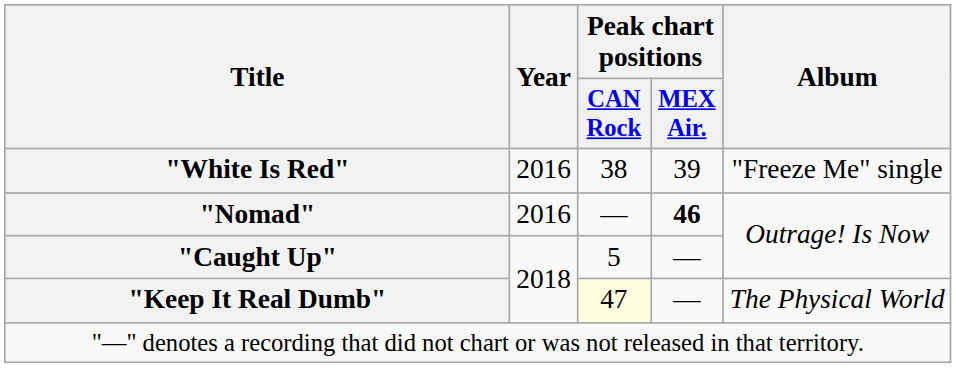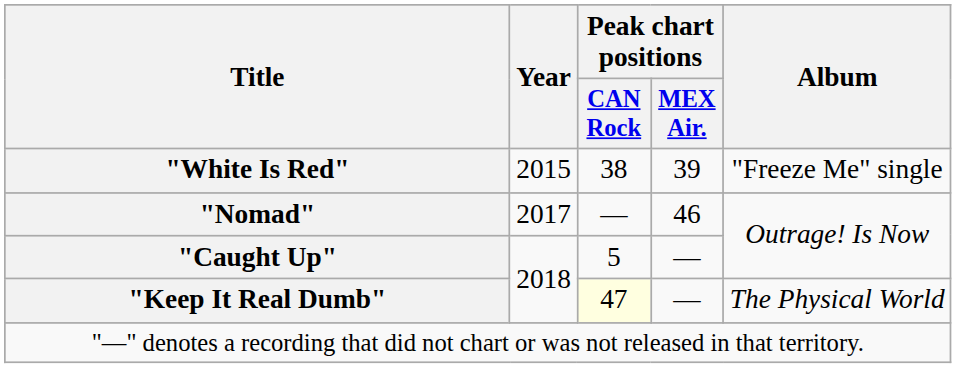(544, 170) 2016 -> (544, 170) 2015
(544, 213) 2016 -> (544, 213) 2017
(687, 213) bold -> (687, 213) normal
